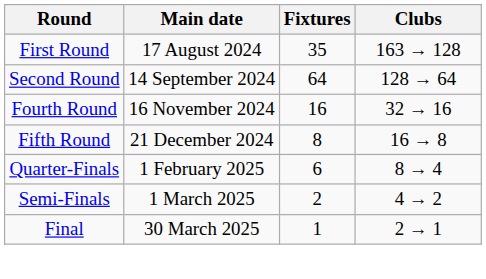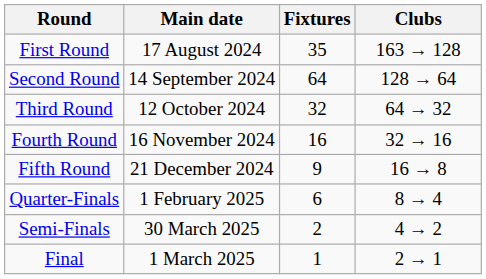+ row: (64, 109)
(317, 139) 8 -> (317, 169) 9
(202, 199) 1 March 2025 -> (202, 229) 30 March 2025
(202, 229) 30 March 2025 -> (202, 259) 1 March 2025
